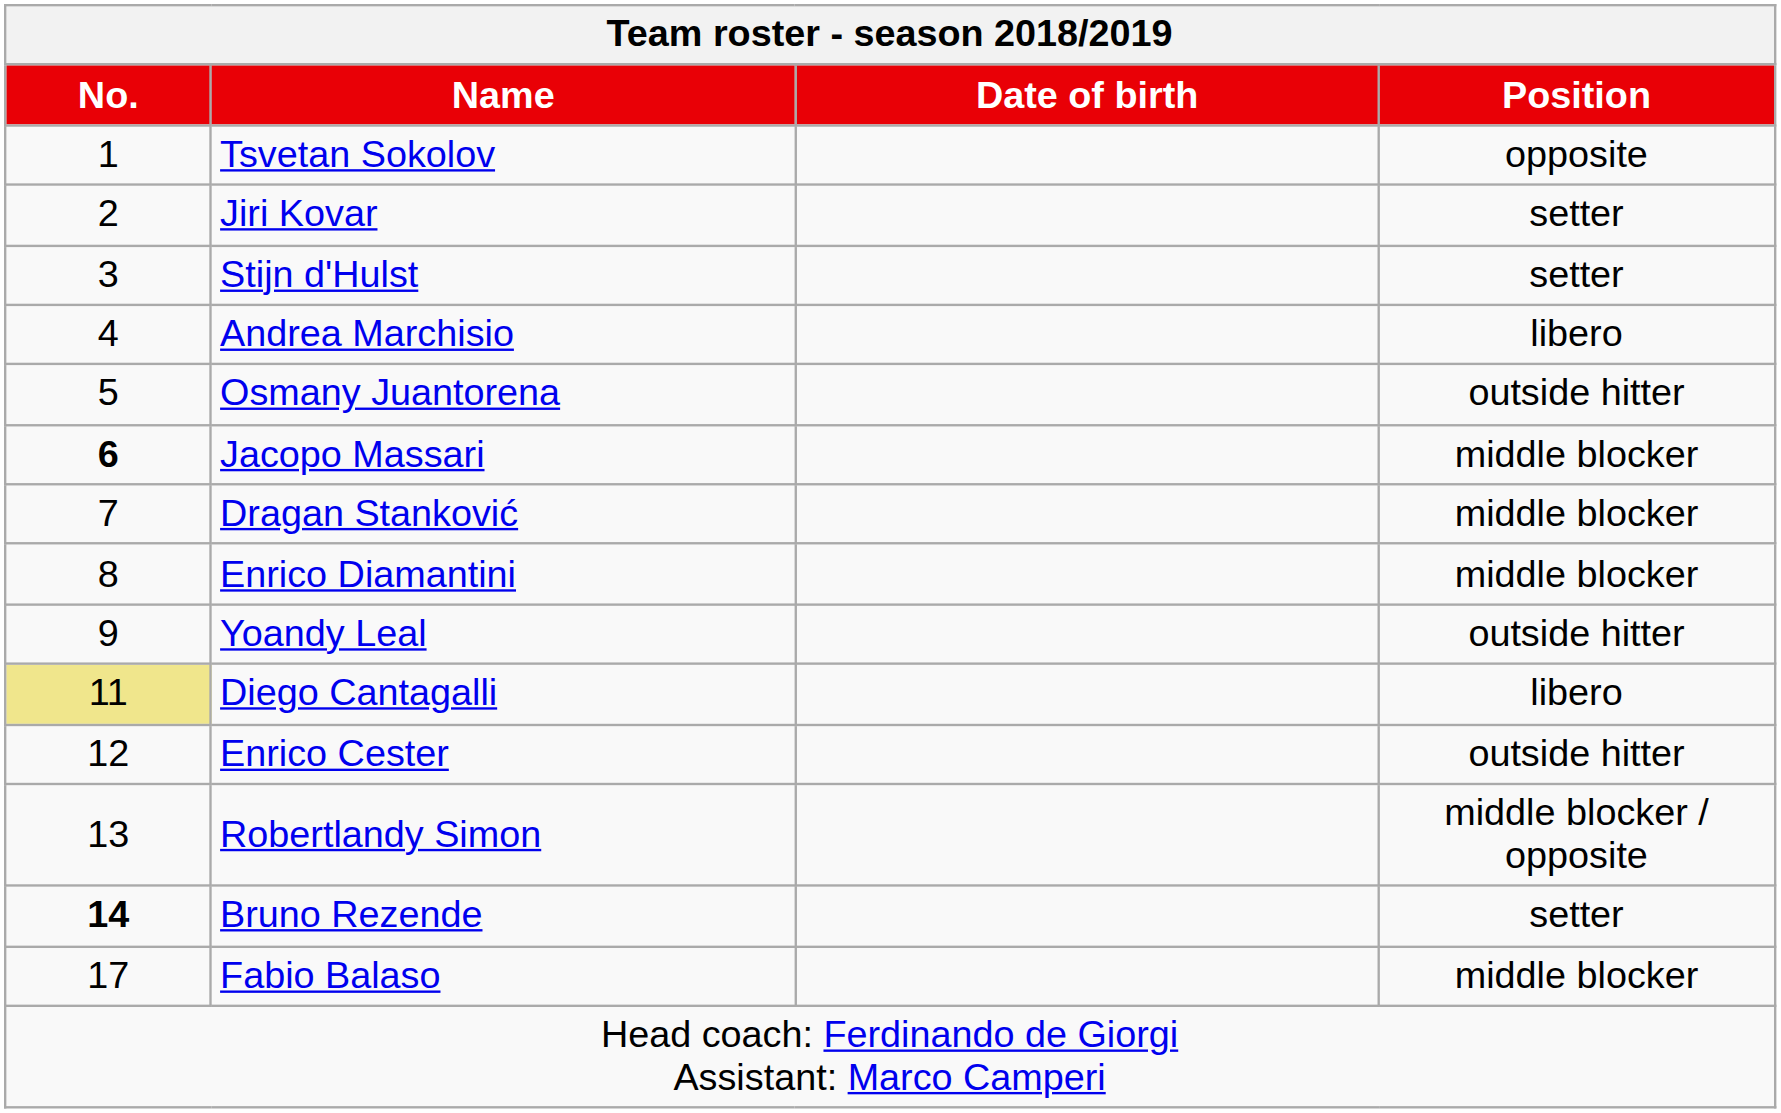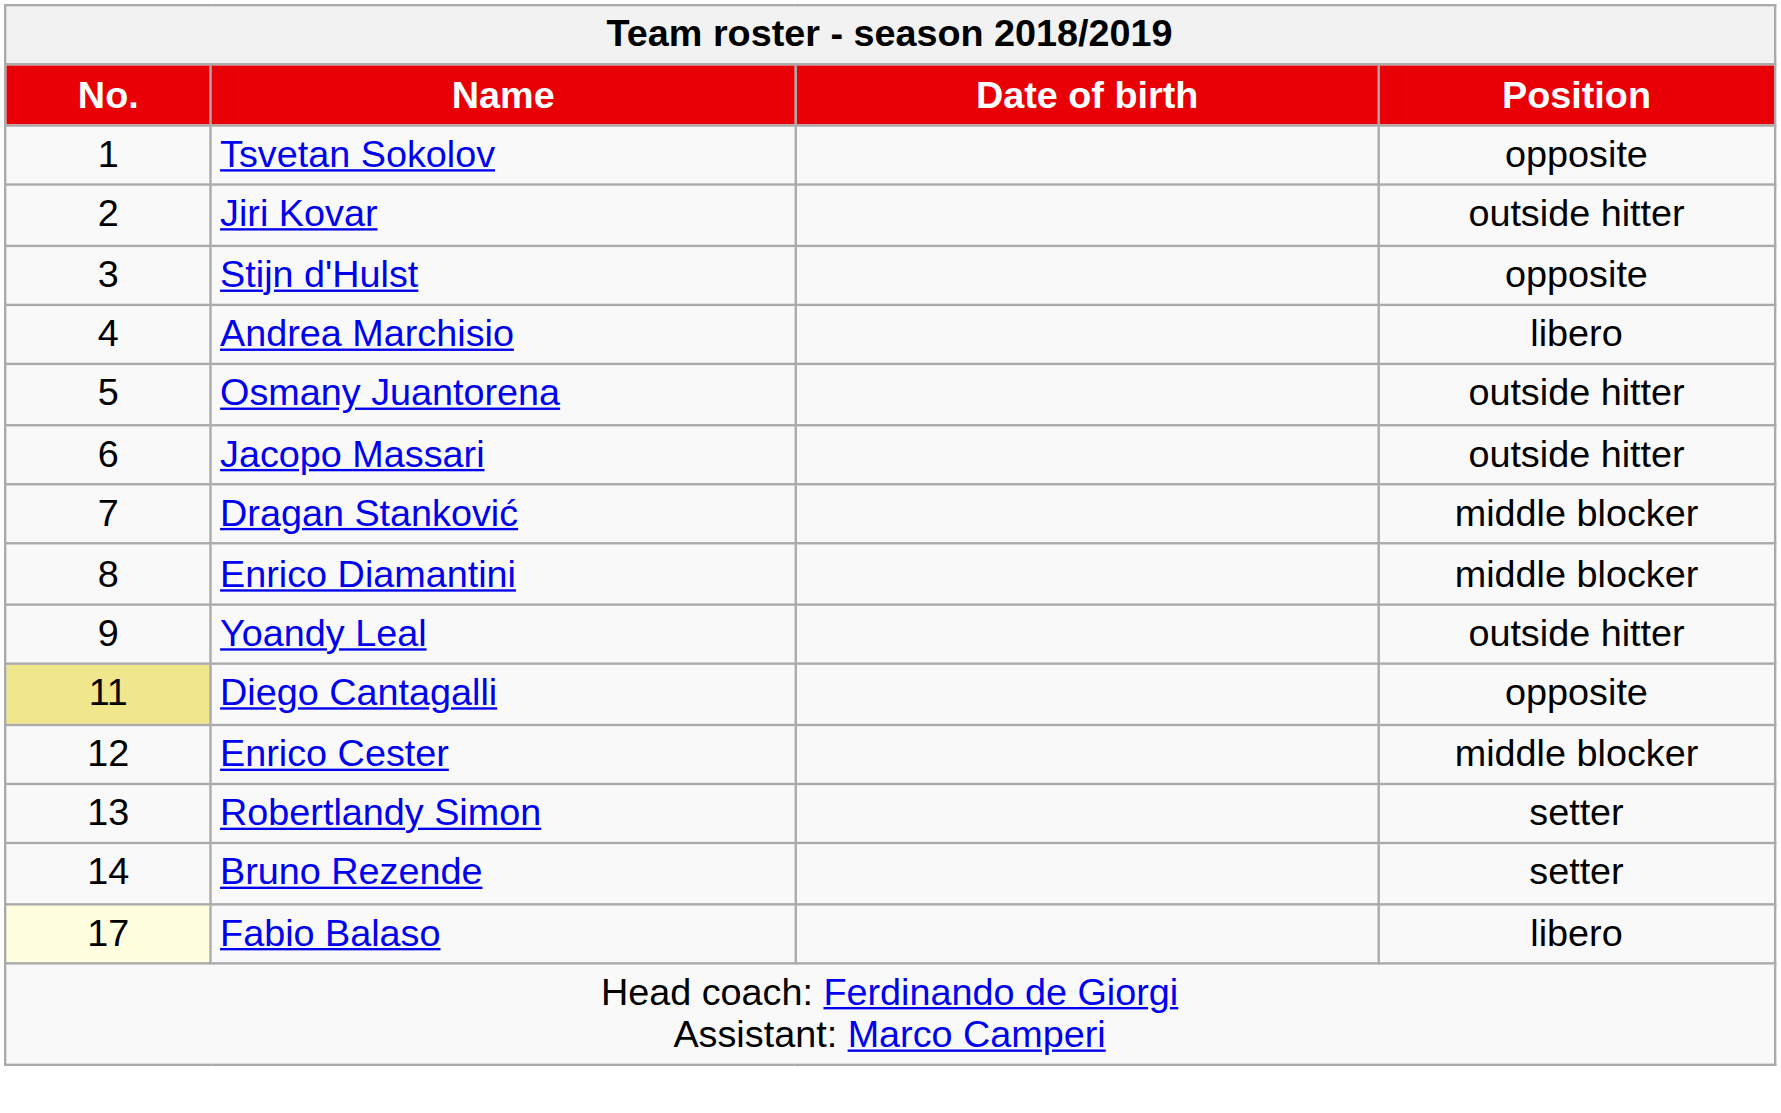(1576, 214) setter -> (1576, 214) outside hitter
(1576, 273) setter -> (1576, 273) opposite
(108, 453) bold -> (108, 453) normal
(1576, 453) middle blocker -> (1576, 453) outside hitter
(1576, 693) libero -> (1576, 693) opposite
(1576, 753) outside hitter -> (1576, 753) middle blocker
(1576, 834) middle blocker / opposite -> (1576, 812) setter
(108, 915) bold -> (108, 872) normal
(108, 975) no background -> (108, 932) lightyellow background
(1576, 975) middle blocker -> (1576, 932) libero
